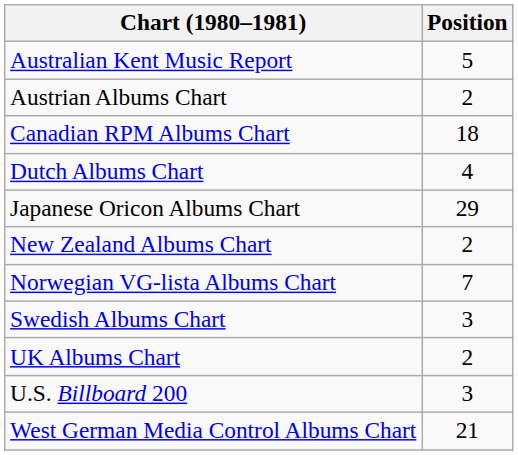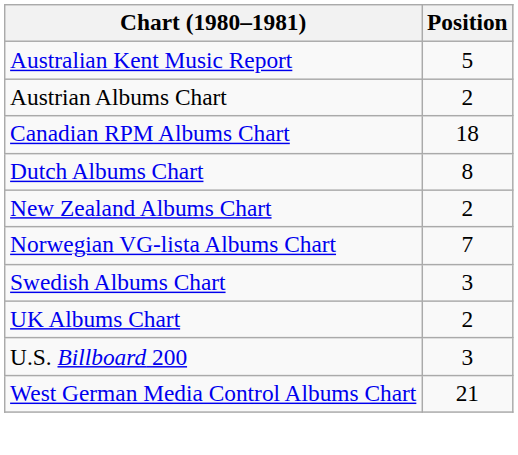(467, 171) 4 -> (467, 171) 8
- row: (155, 208)
